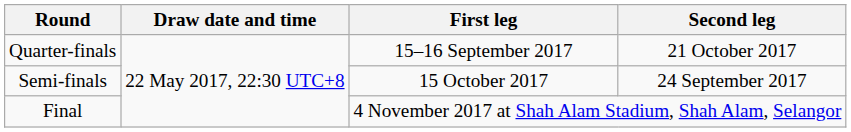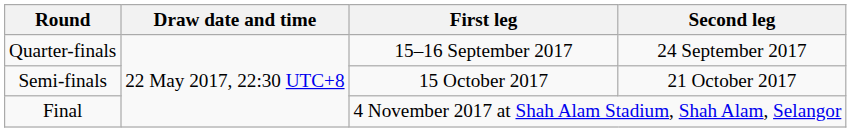(732, 50) 21 October 2017 -> (732, 50) 24 September 2017
(732, 80) 24 September 2017 -> (732, 80) 21 October 2017
